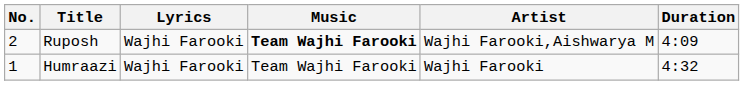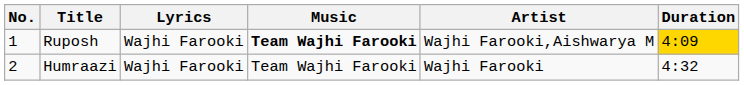(13, 42) 2 -> (13, 42) 1
(680, 42) no background -> (680, 42) gold background
(13, 67) 1 -> (13, 67) 2
